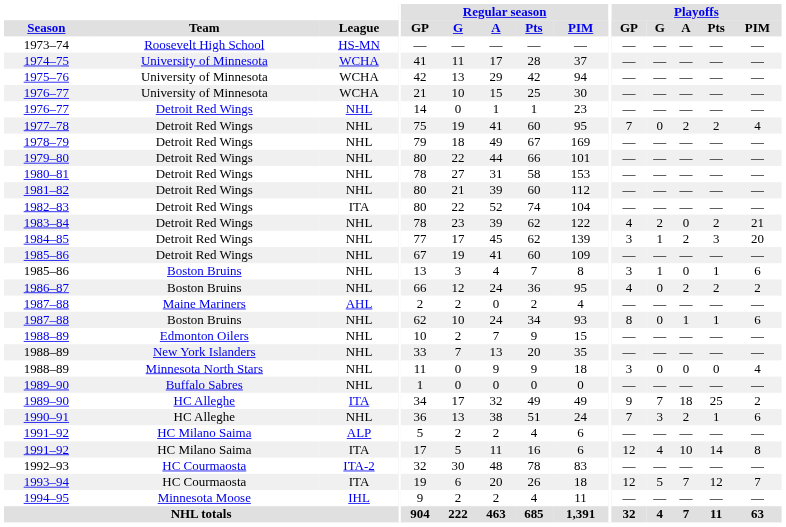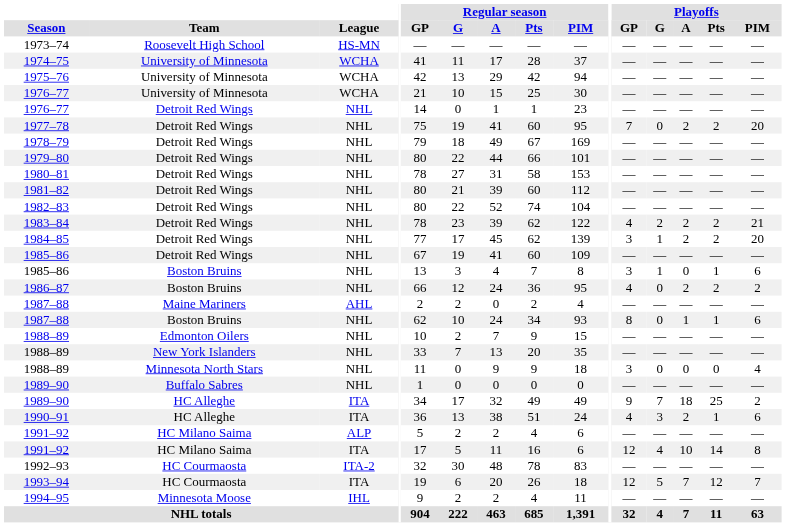(757, 125) 4 -> (757, 125) 20
(359, 206) ITA -> (359, 206) NHL
(686, 222) 0 -> (686, 222) 2
(716, 238) 3 -> (716, 238) 2
(359, 417) NHL -> (359, 417) ITA
(629, 417) 7 -> (629, 417) 4
